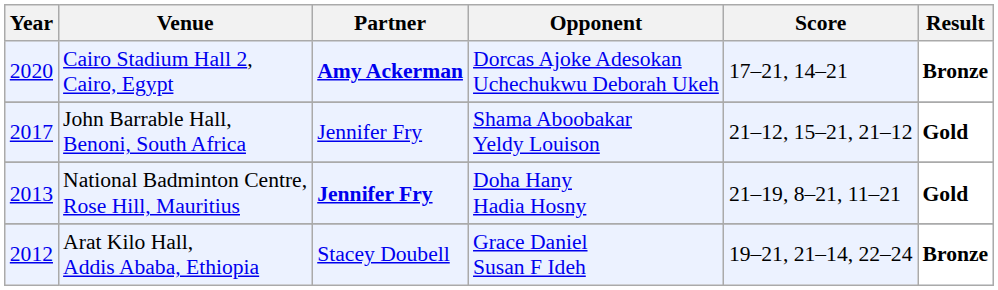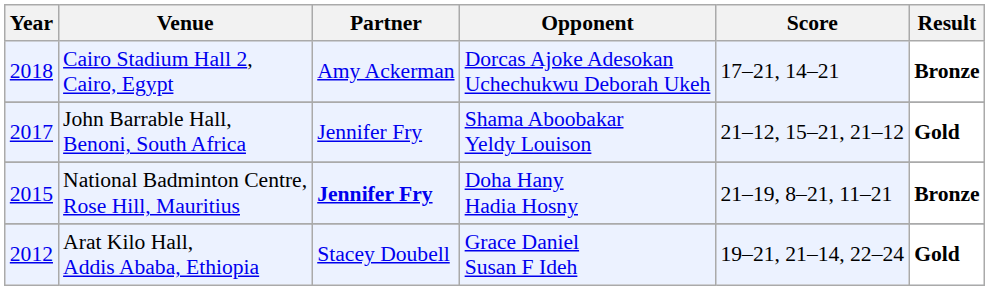(31, 71) 2020 -> (31, 71) 2018
(390, 71) bold -> (386, 71) normal
(31, 193) 2013 -> (31, 193) 2015
(945, 193) Gold -> (947, 193) Bronze
(955, 254) Bronze -> (937, 254) Gold
